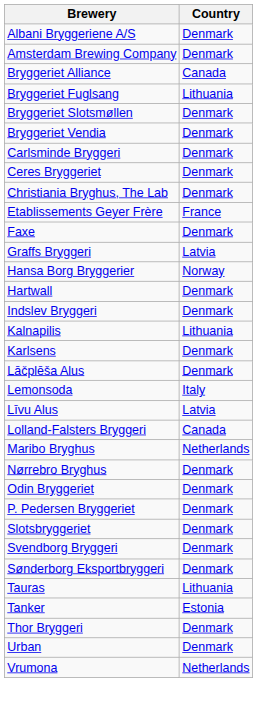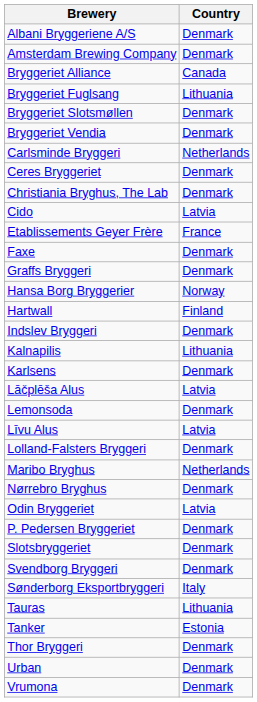(208, 152) Denmark -> (216, 152) Netherlands
+ row: (20, 212)
(199, 251) Latvia -> (208, 271) Denmark
(208, 291) Denmark -> (203, 311) Finland
(208, 370) Denmark -> (199, 390) Latvia
(194, 390) Italy -> (208, 410) Denmark
(204, 430) Canada -> (208, 449) Denmark
(208, 489) Denmark -> (199, 509) Latvia
(208, 568) Denmark -> (194, 588) Italy
(216, 667) Netherlands -> (208, 687) Denmark
